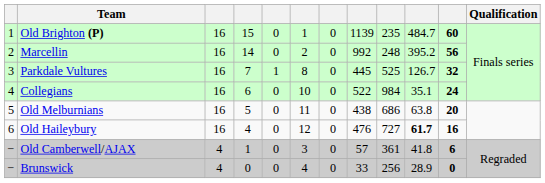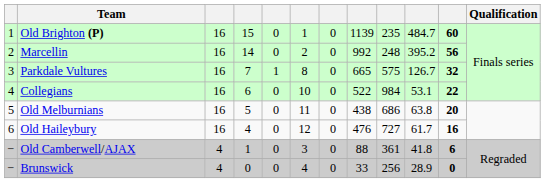(362, 71) 445 -> (362, 71) 665
(391, 71) 525 -> (391, 71) 575
(422, 91) 35.1 -> (422, 91) 53.1
(452, 91) 24 -> (452, 91) 22
(422, 129) bold -> (422, 129) normal
(362, 149) 57 -> (362, 149) 88
